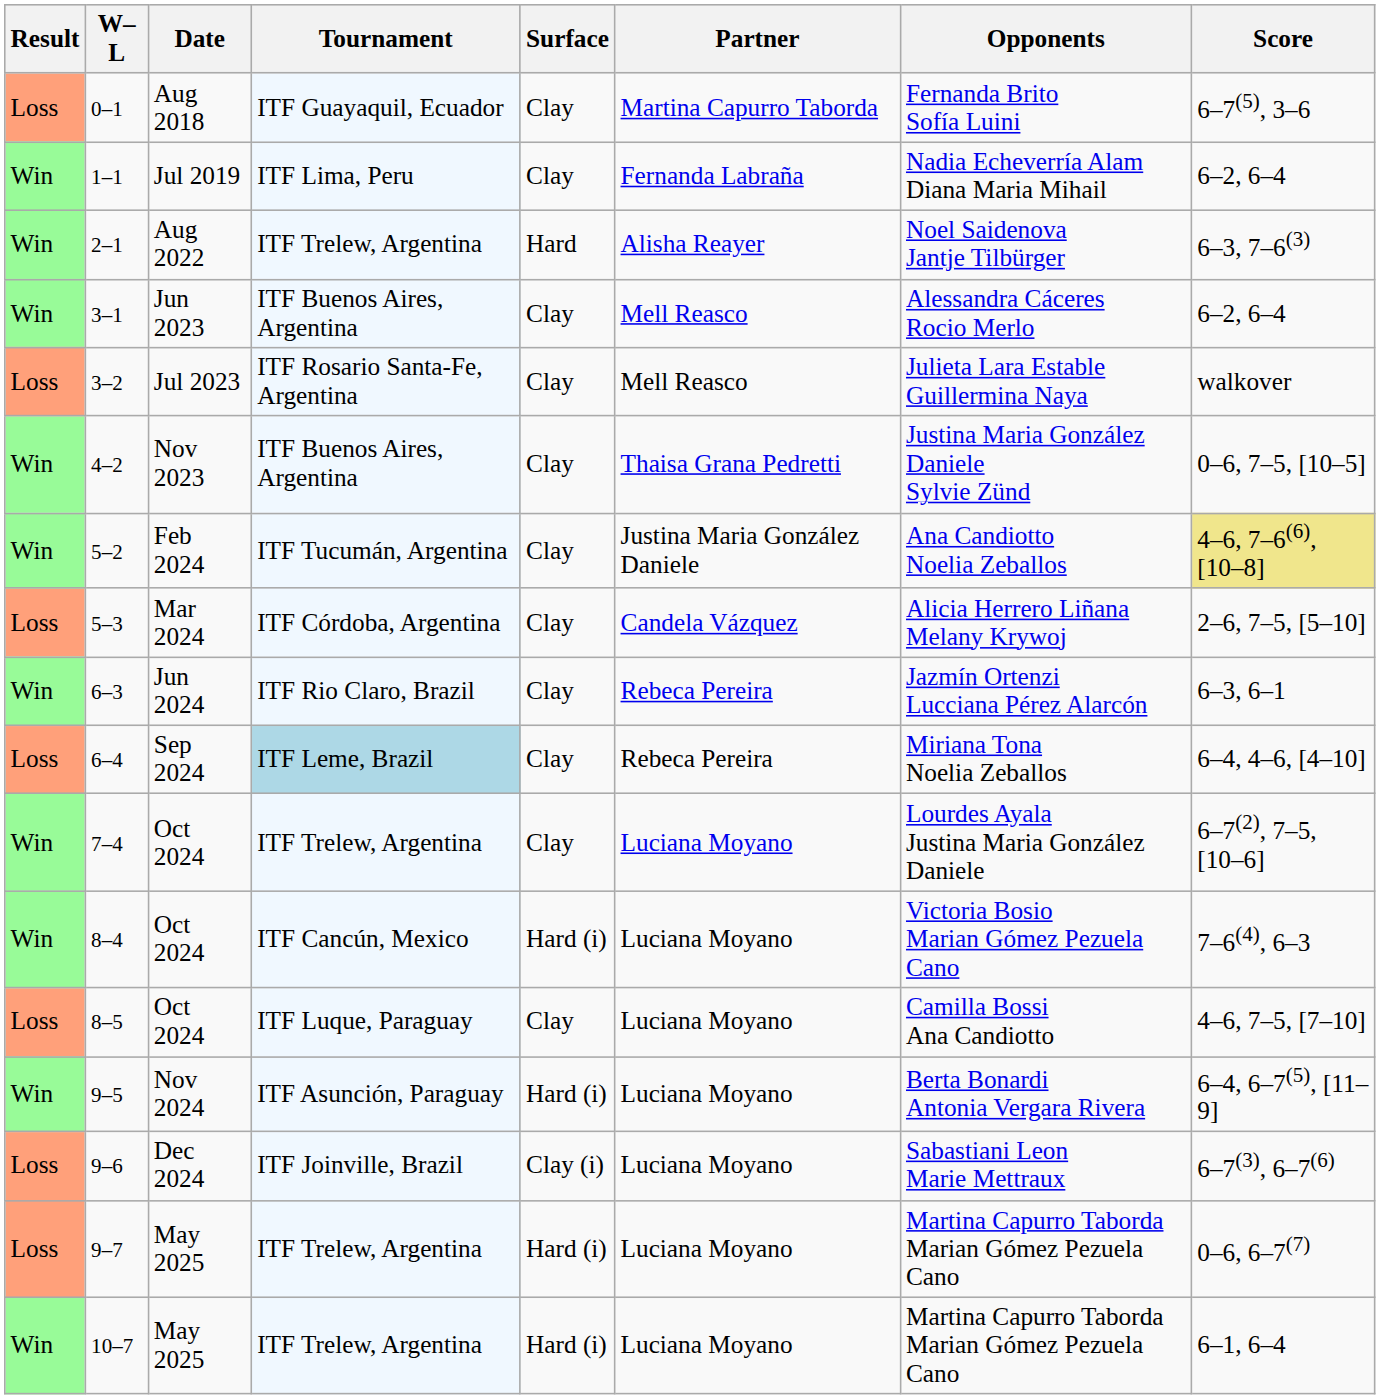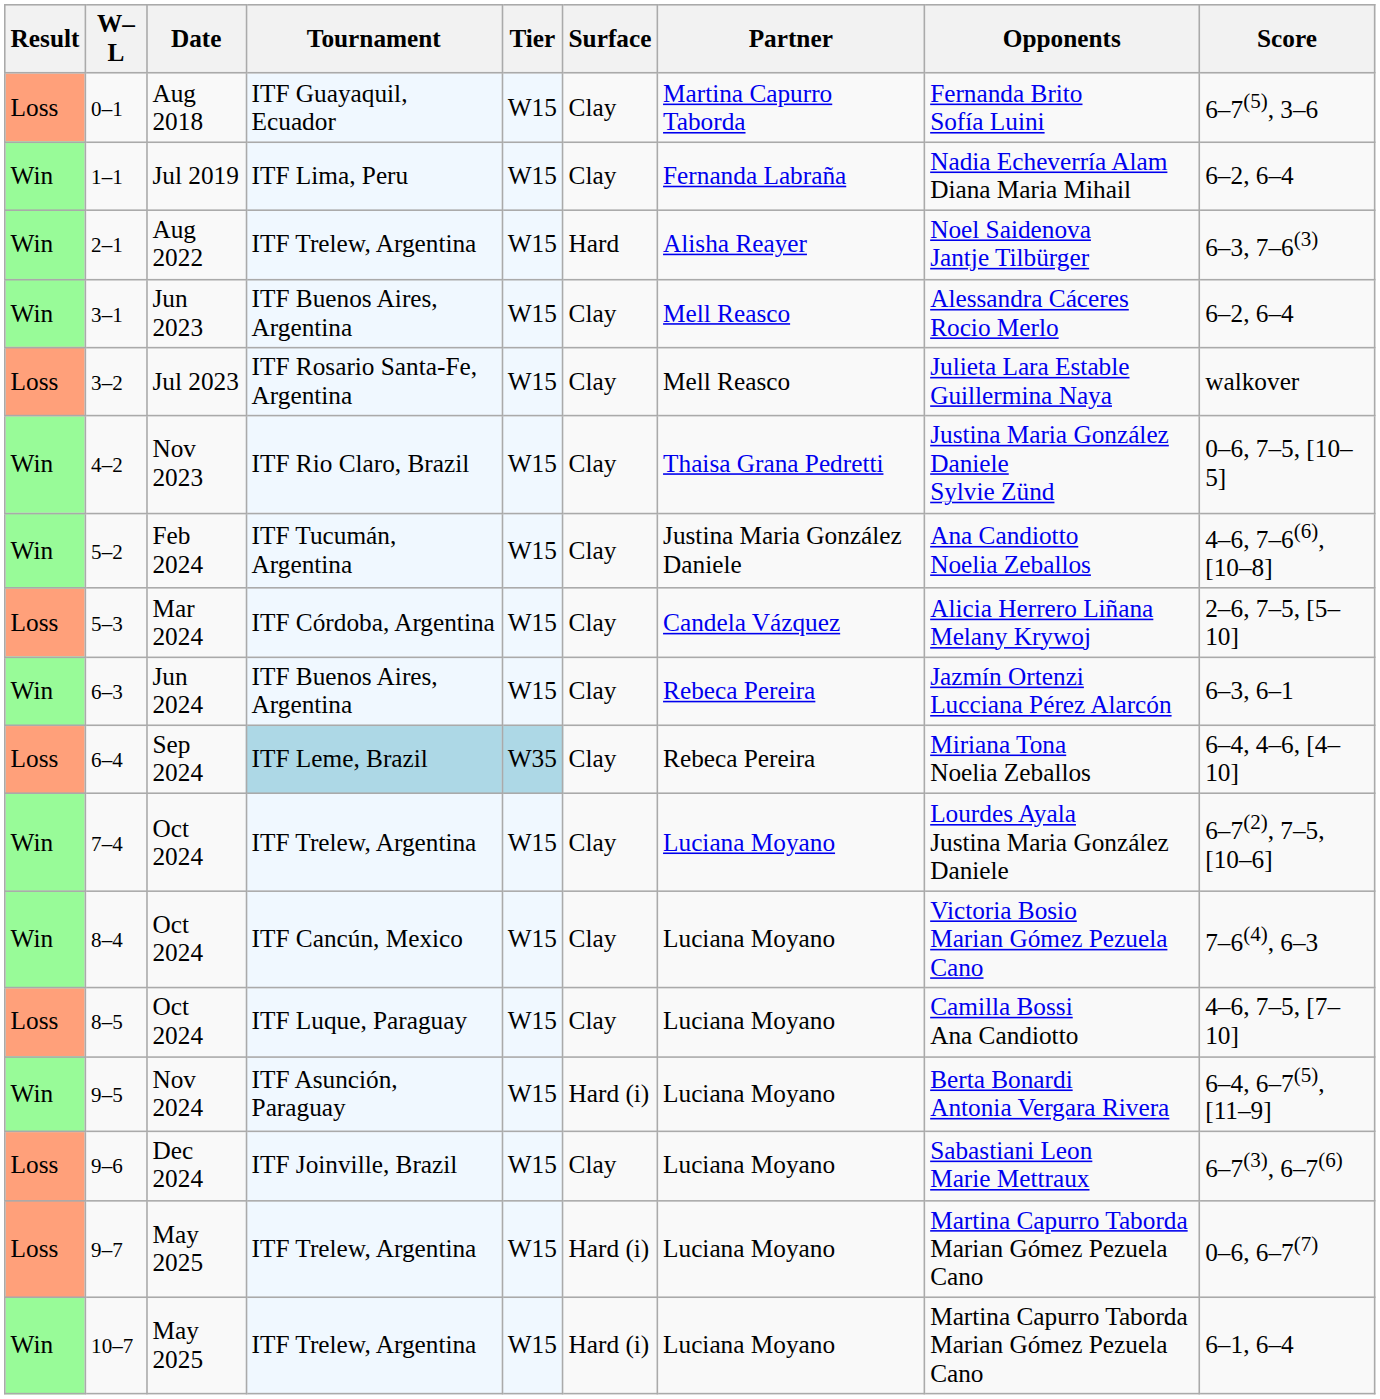+ column: (532, 38)
(350, 464) ITF Buenos Aires, Argentina -> (360, 464) ITF Rio Claro, Brazil
(1257, 550) khaki background -> (1265, 550) no background
(366, 690) ITF Rio Claro, Brazil -> (345, 690) ITF Buenos Aires, Argentina
(566, 939) Hard (i) -> (592, 939) Clay
(565, 1165) Clay (i) -> (592, 1165) Clay
